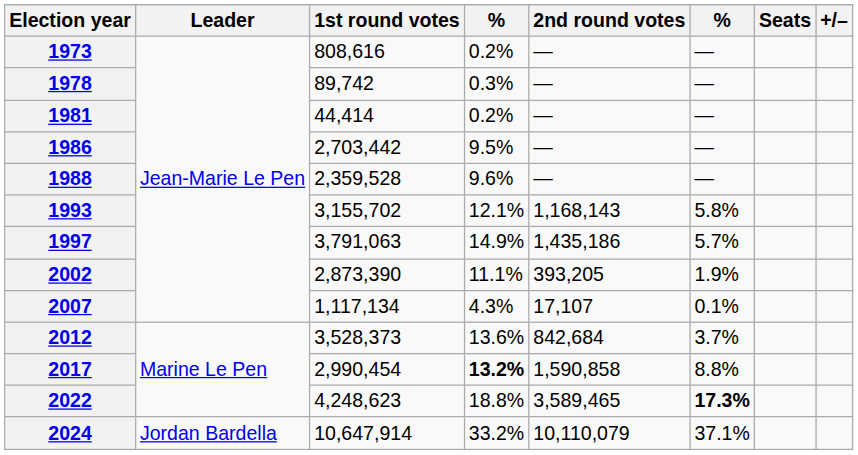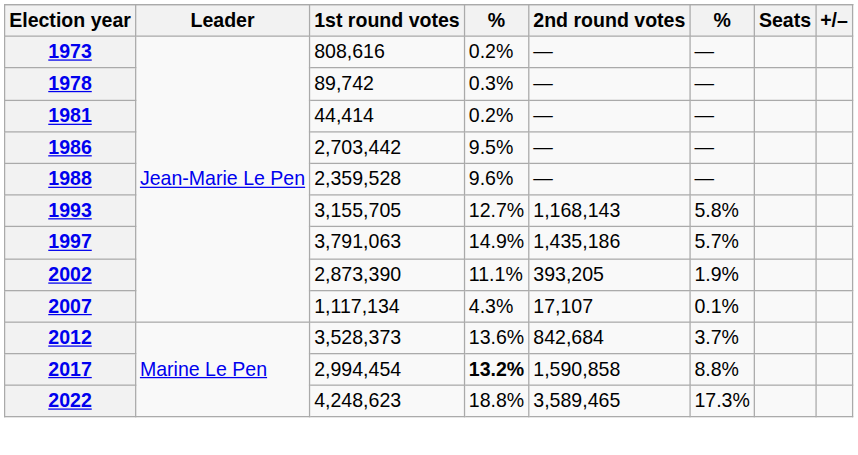(358, 210) 3,155,702 -> (358, 210) 3,155,705
(497, 210) 12.1% -> (497, 210) 12.7%
(358, 368) 2,990,454 -> (358, 368) 2,994,454
(722, 400) bold -> (722, 400) normal
- row: (70, 432)
